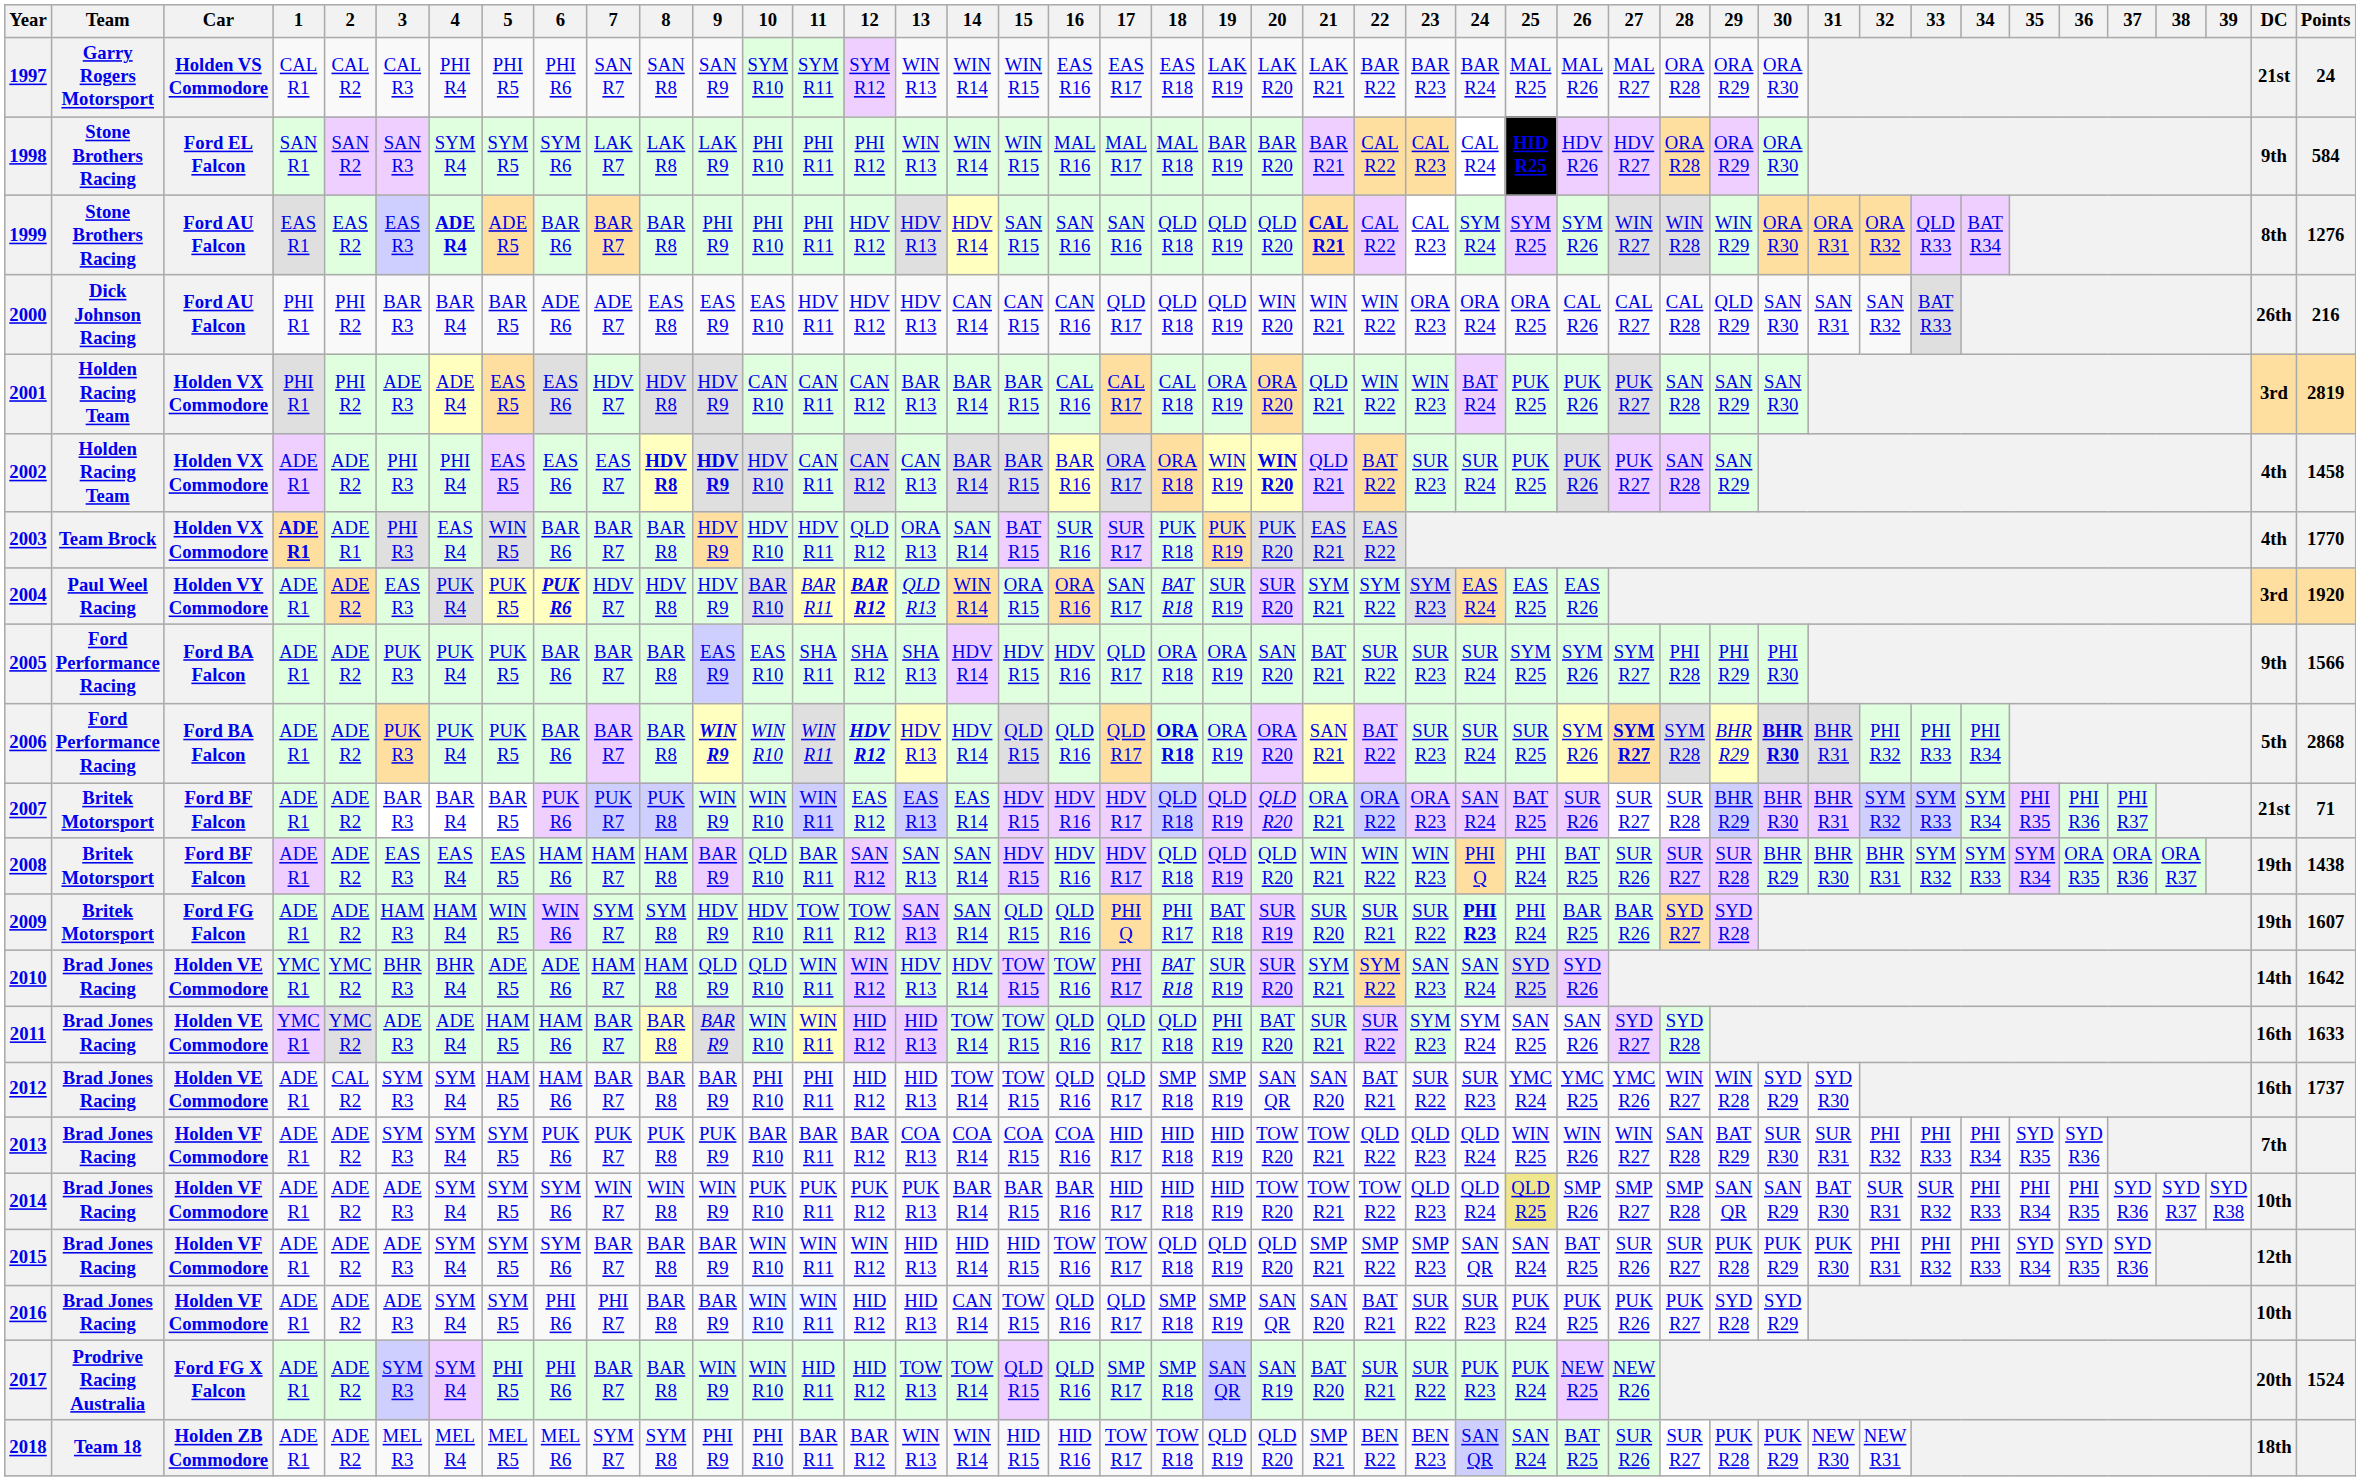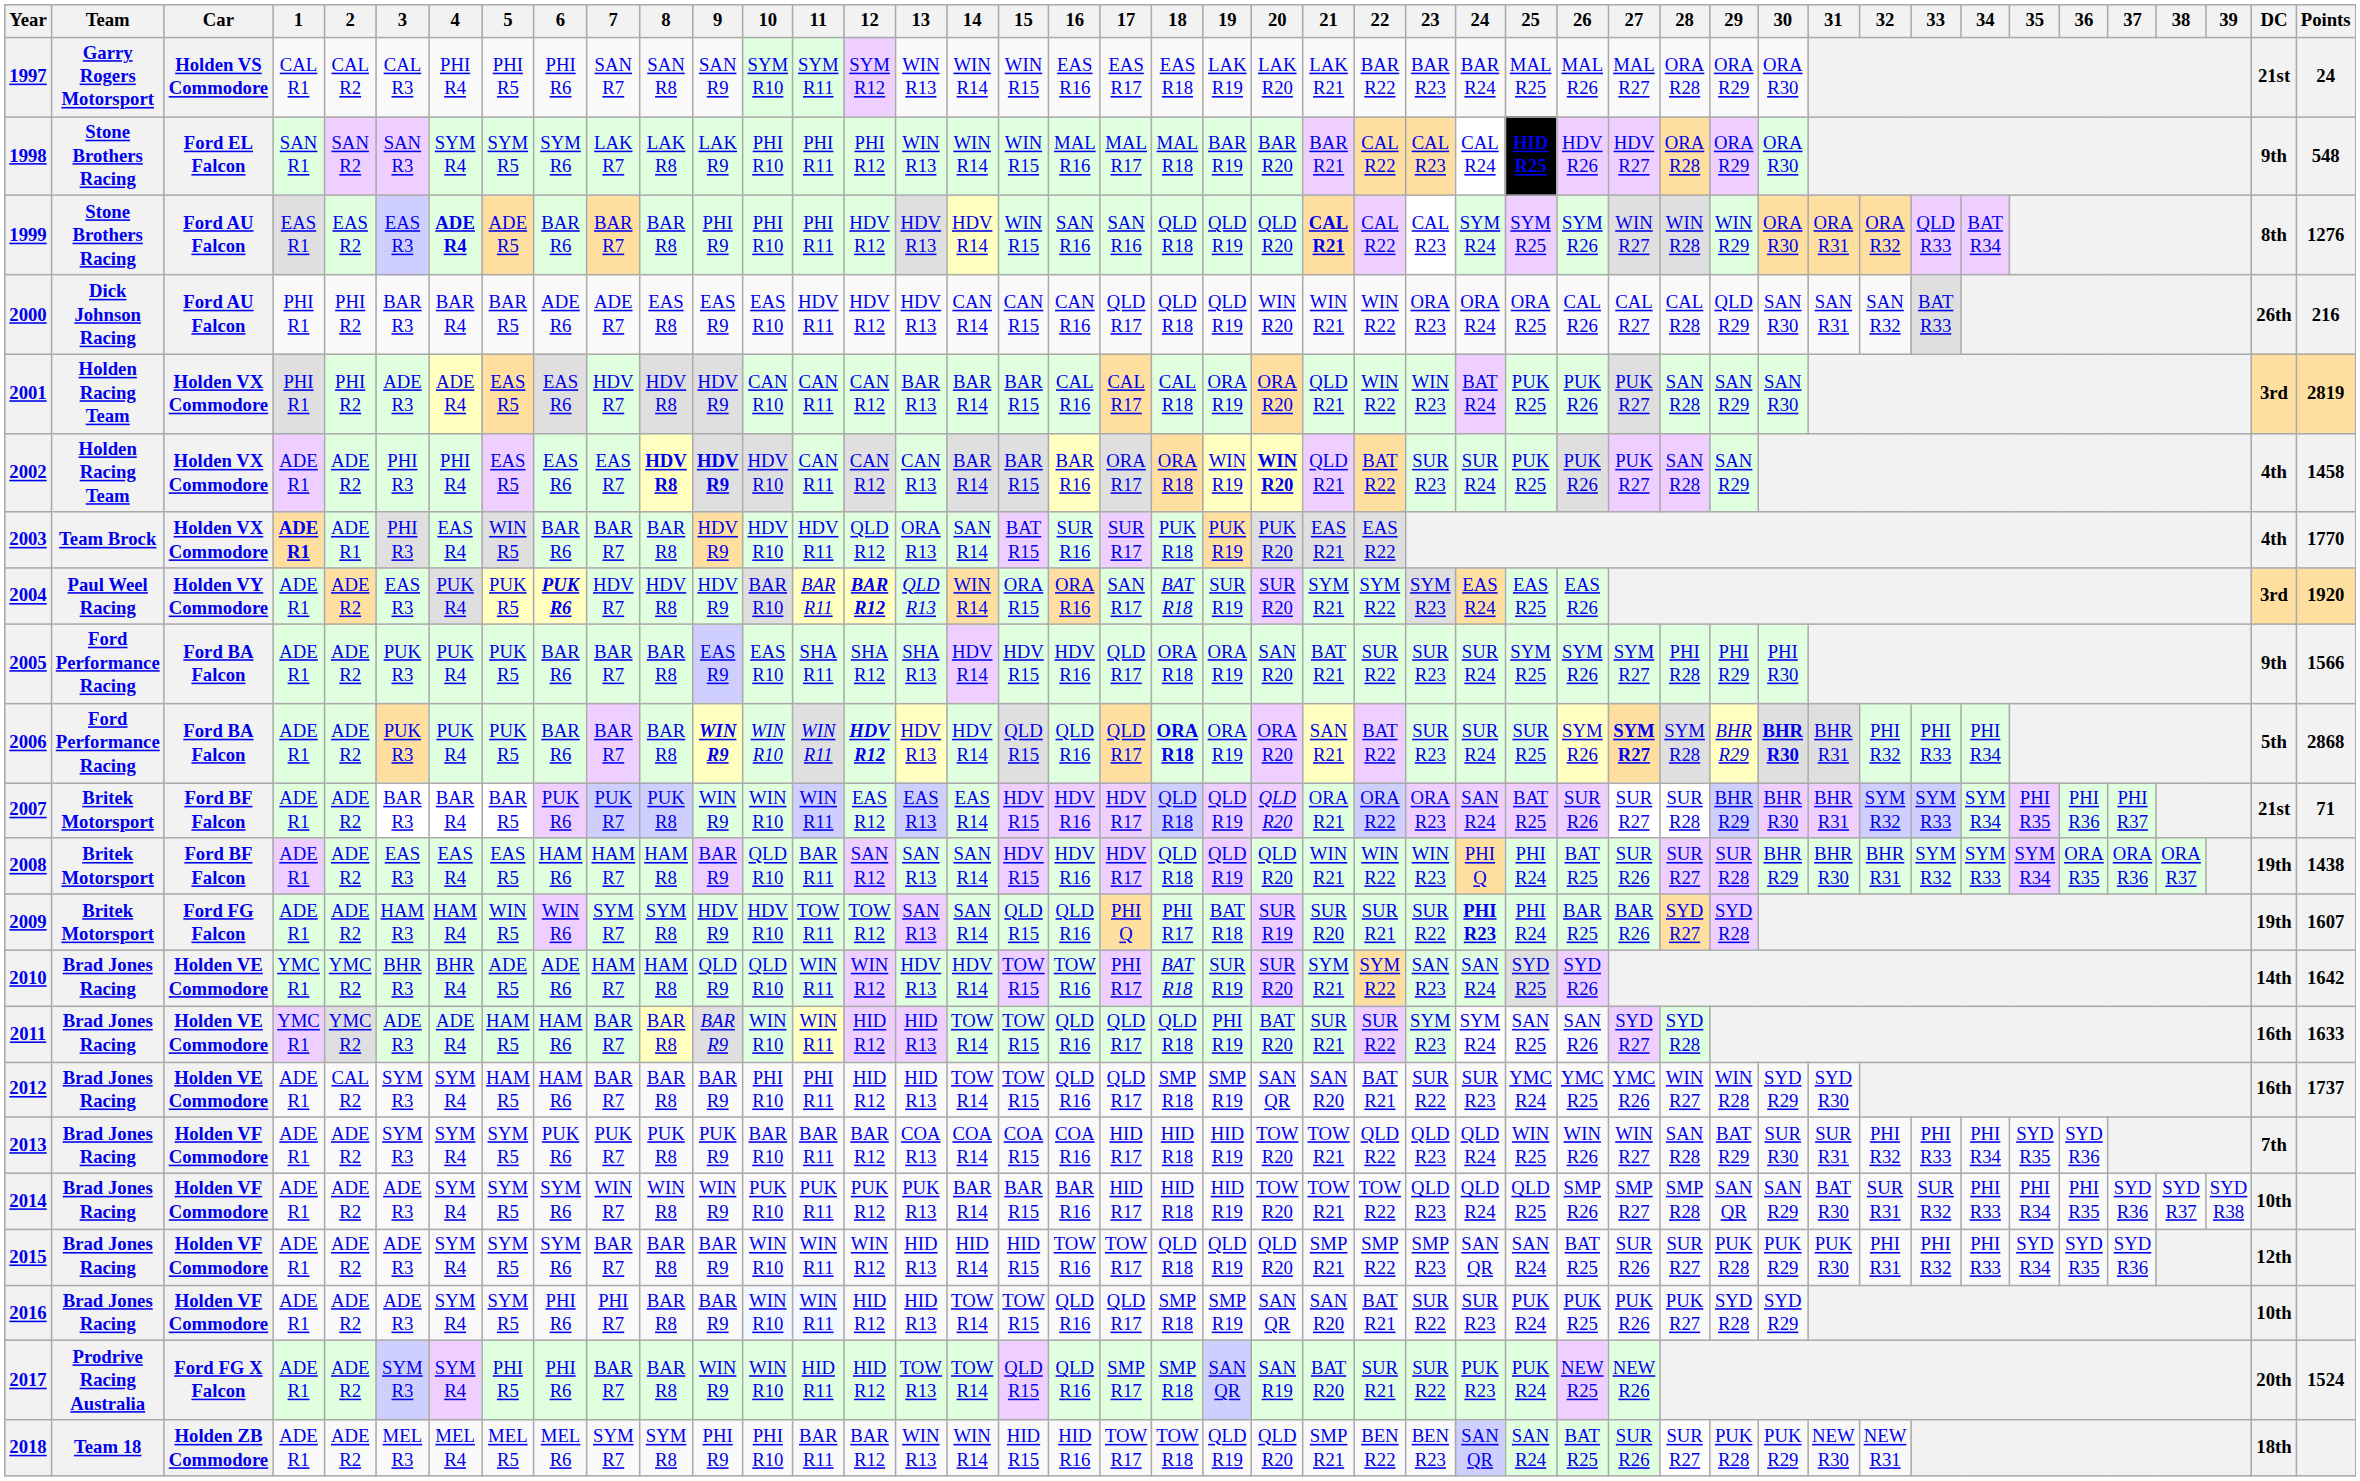(2326, 155) 584 -> (2326, 155) 548
(1023, 234) SAN R15 -> (1023, 234) WIN R15
(1531, 1200) khaki background -> (1531, 1200) no background
(972, 1312) CAN R14 -> (972, 1312) TOW R14
